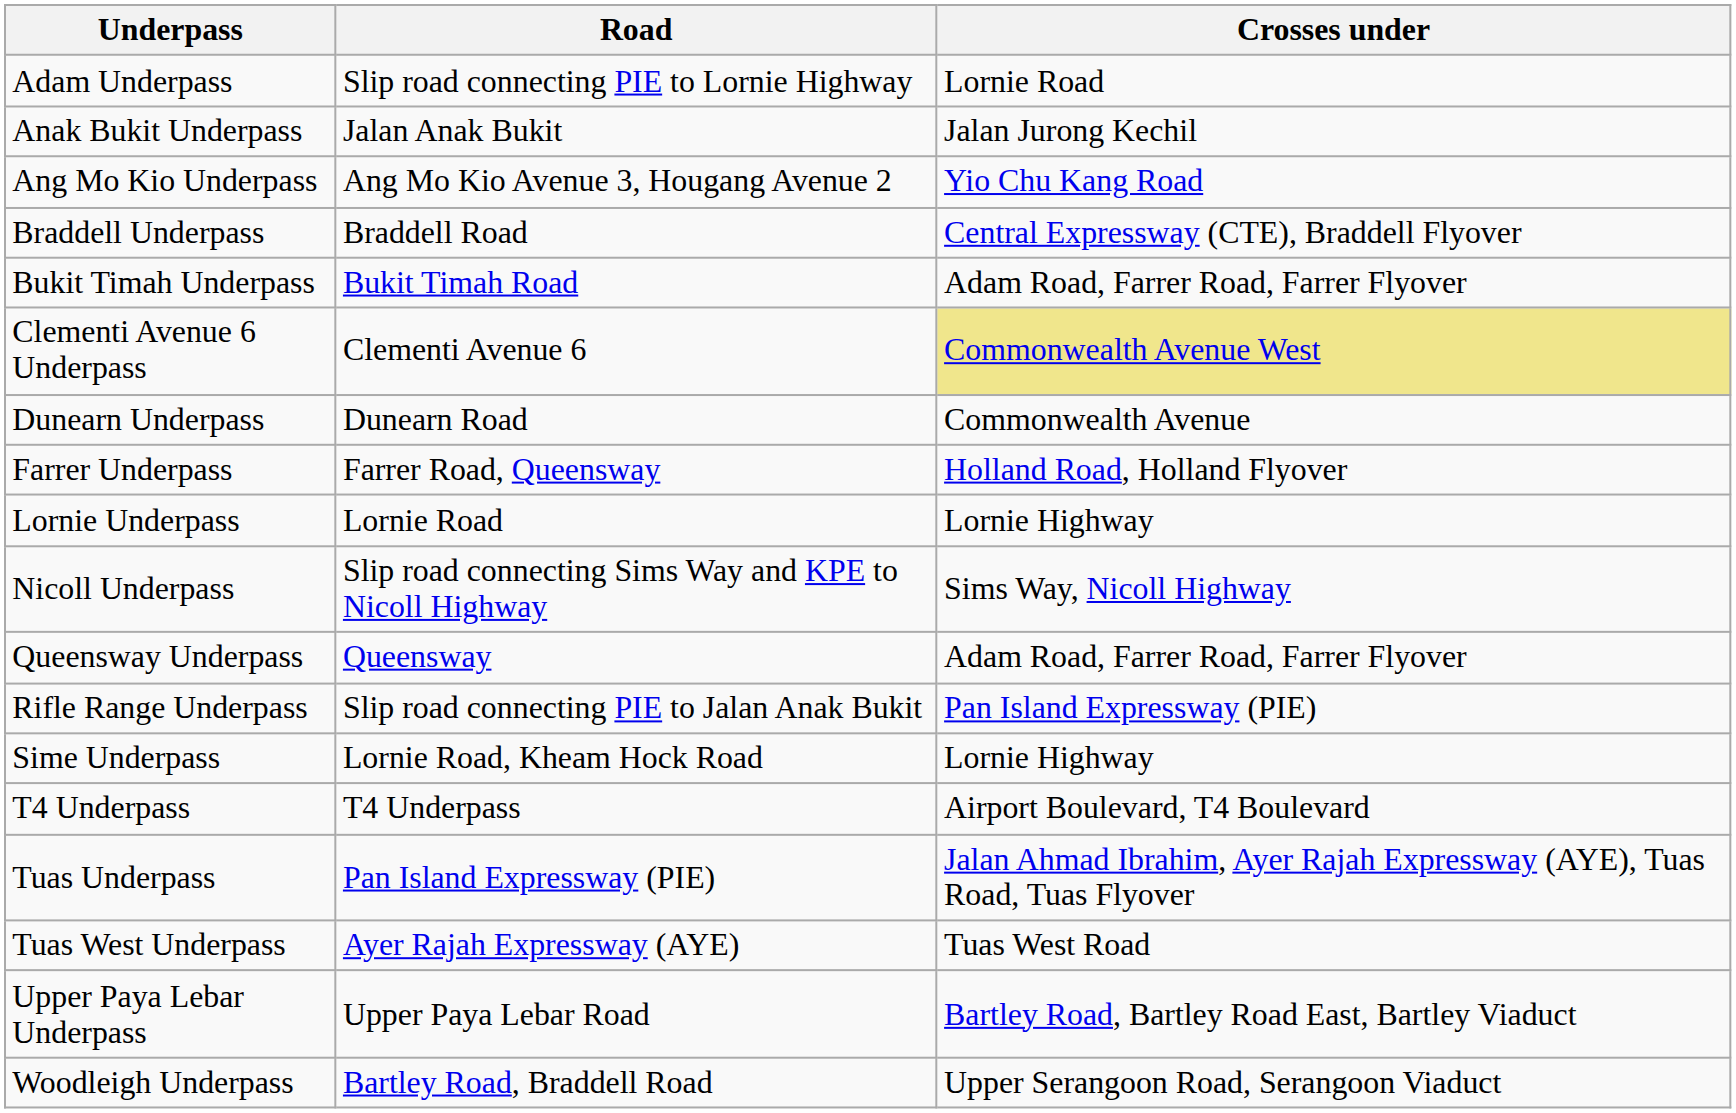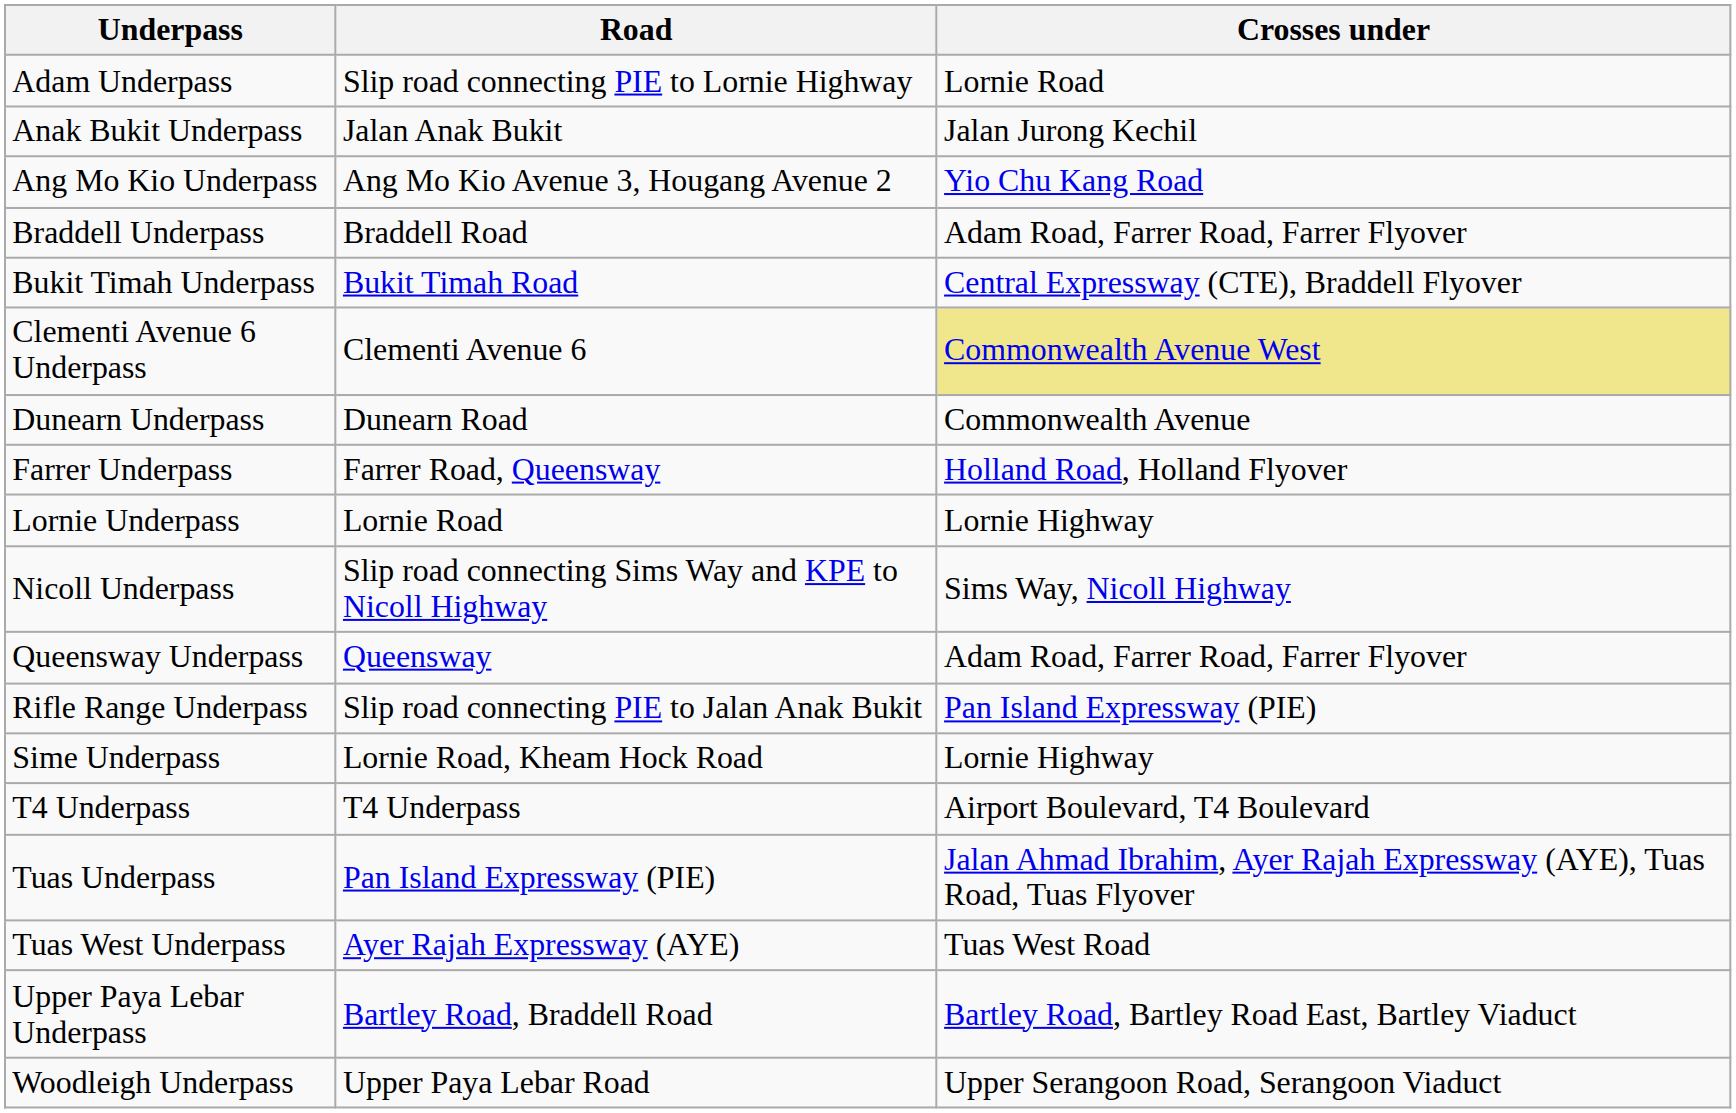(1233, 231) Central Expressway (CTE), Braddell Flyover -> (1205, 231) Adam Road, Farrer Road, Farrer Flyover
(1205, 282) Adam Road, Farrer Road, Farrer Flyover -> (1233, 282) Central Expressway (CTE), Braddell Flyover
(496, 1013) Upper Paya Lebar Road -> (528, 1013) Bartley Road, Braddell Road
(528, 1081) Bartley Road, Braddell Road -> (496, 1081) Upper Paya Lebar Road
